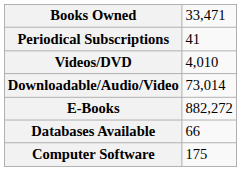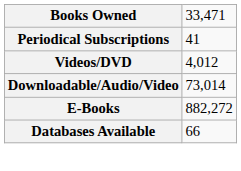(202, 62) 4,010 -> (202, 62) 4,012
- row: (93, 154)
